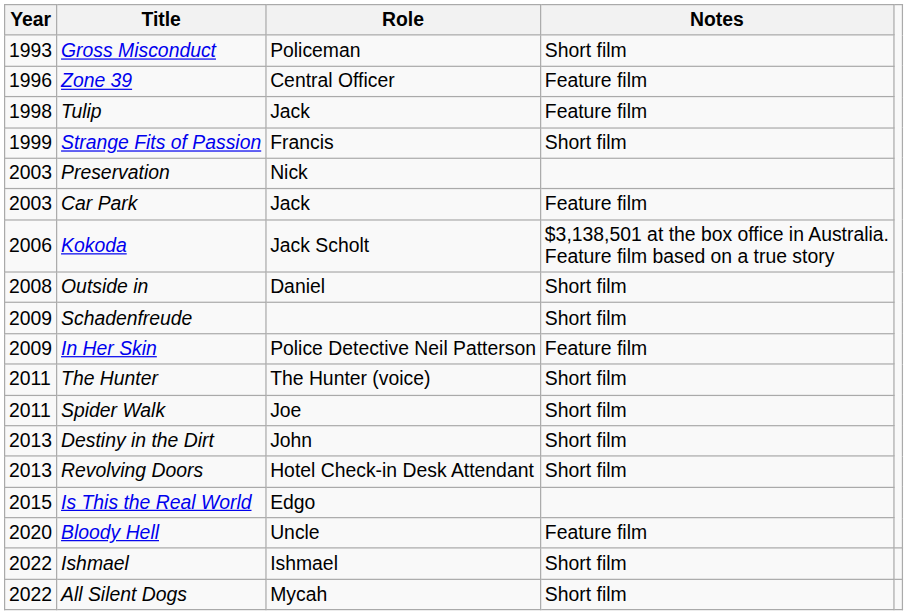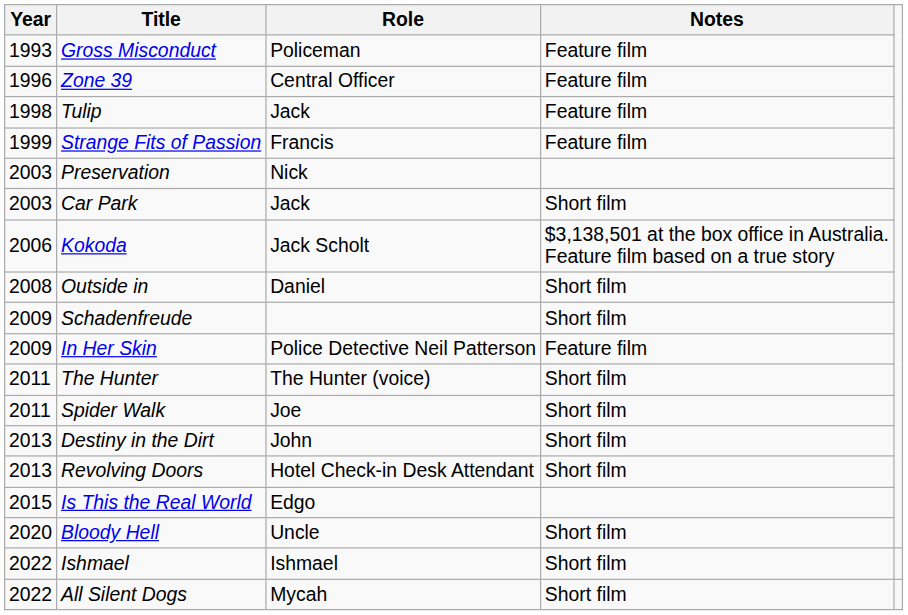(586, 50) Short film -> (596, 50) Feature film
(586, 142) Short film -> (596, 142) Feature film
(596, 204) Feature film -> (586, 204) Short film
(596, 532) Feature film -> (586, 532) Short film
